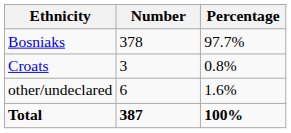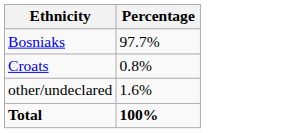- column: (158, 16)
